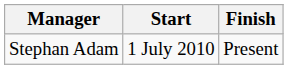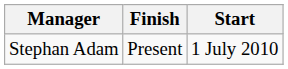columns swapped: (171, 19) <-> (251, 19)
